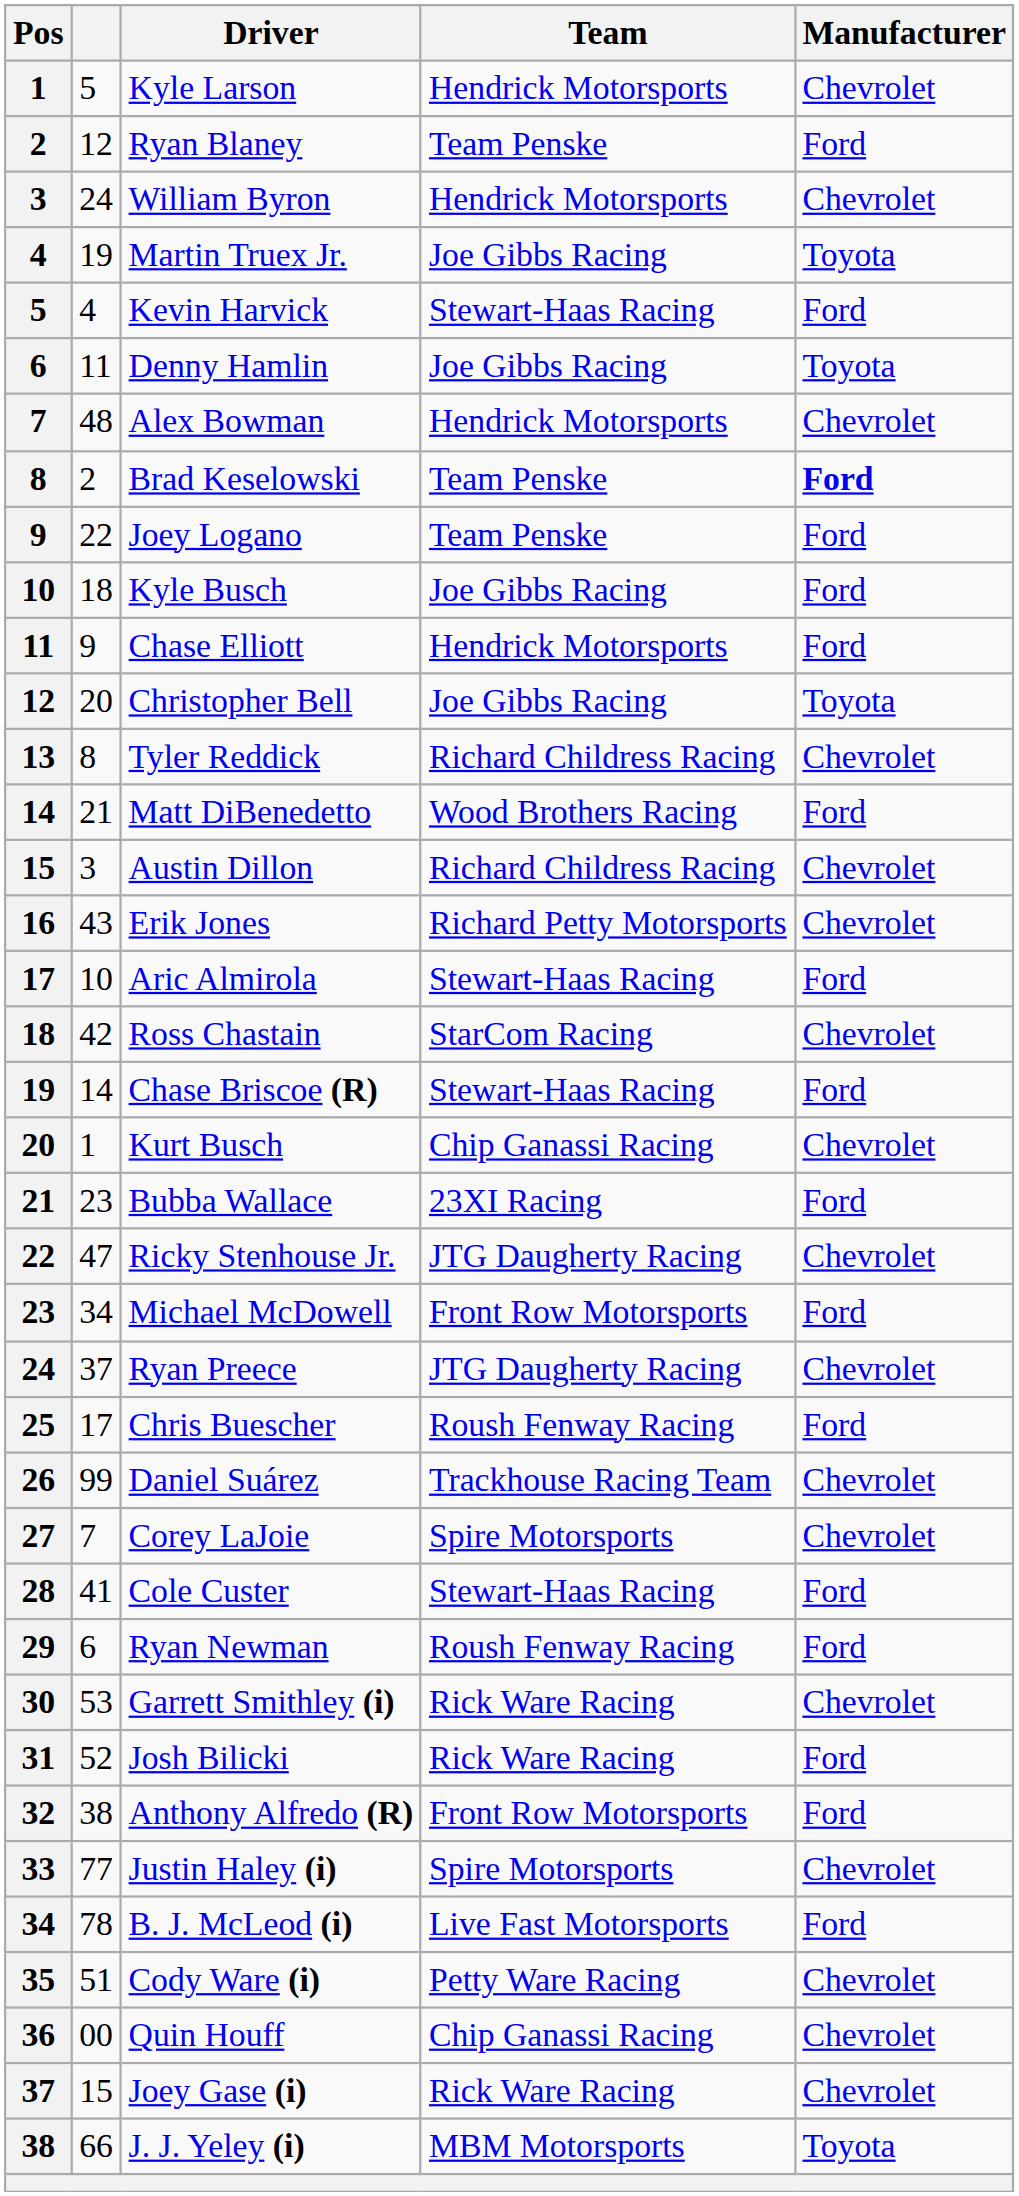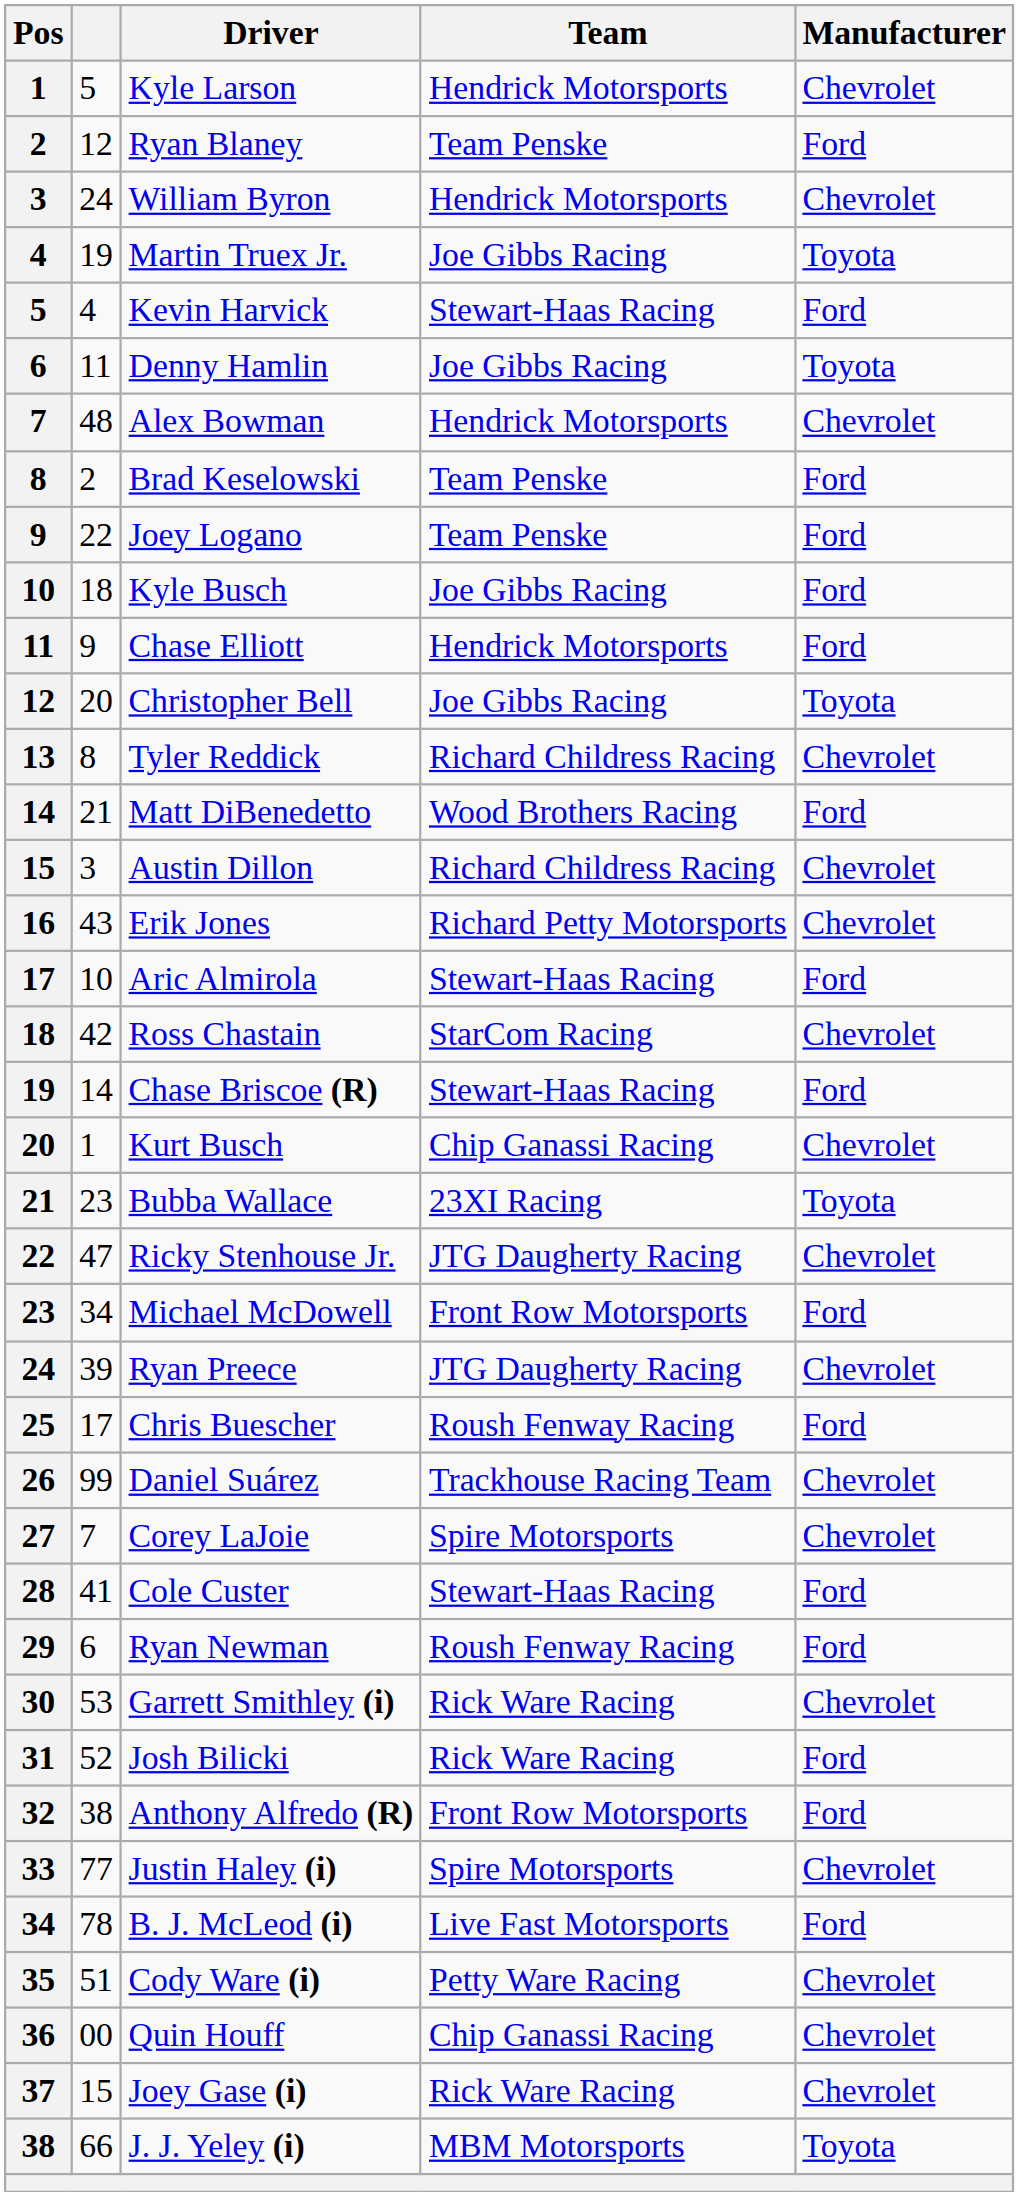(838, 477) bold -> (834, 477) normal
(834, 1200) Ford -> (849, 1200) Toyota
(96, 1367) 37 -> (96, 1367) 39
